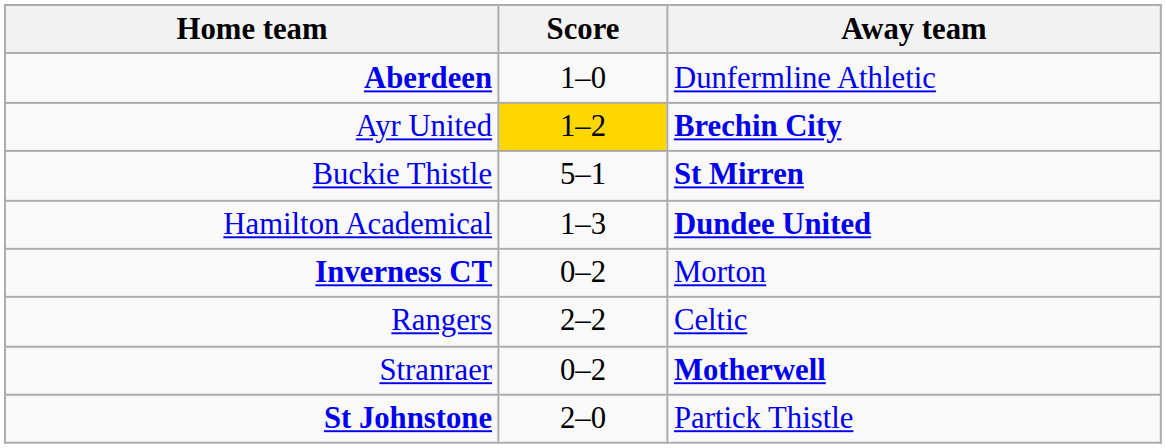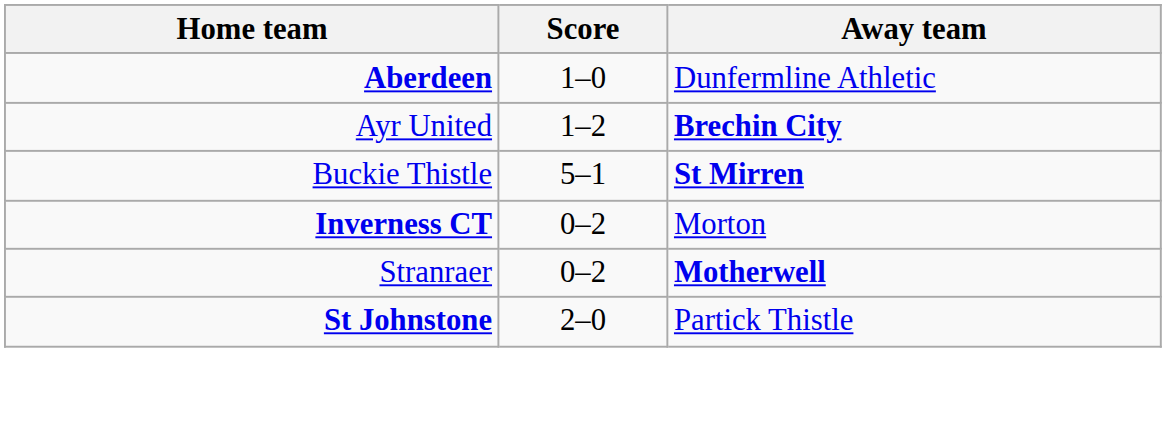(583, 126) gold background -> (583, 126) no background
- row: (358, 223)
- row: (442, 321)
